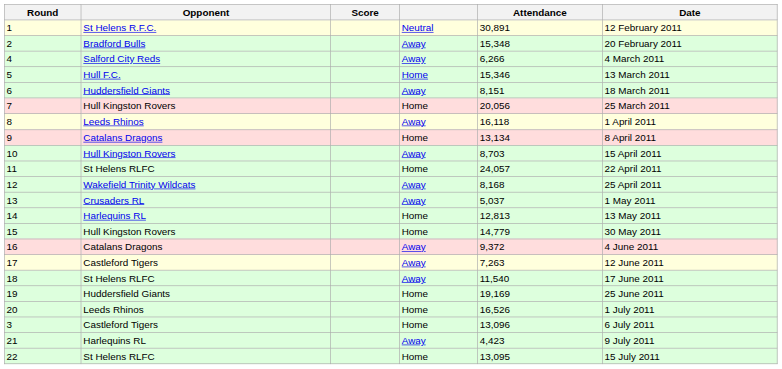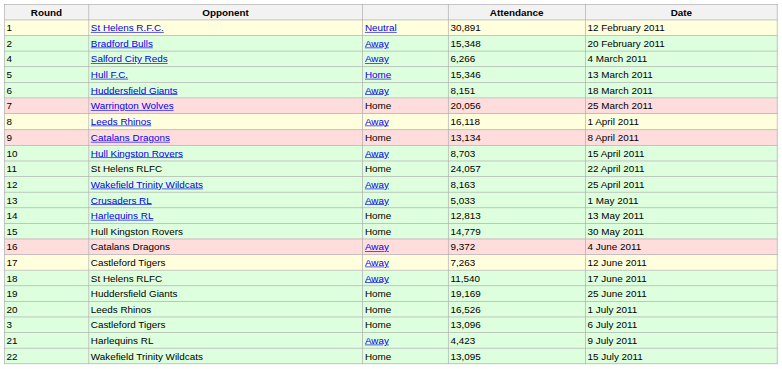- column: (365, 12)
(129, 106) Hull Kingston Rovers -> (132, 106) Warrington Wolves
(492, 184) 8,168 -> (463, 184) 8,163
(492, 200) 5,037 -> (463, 200) 5,033
(119, 356) St Helens RLFC -> (147, 356) Wakefield Trinity Wildcats
